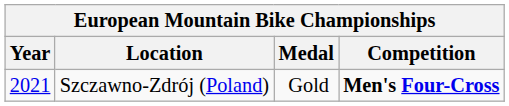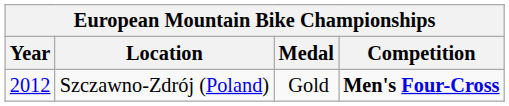(30, 85) 2021 -> (30, 85) 2012
